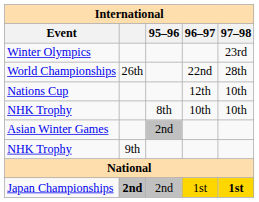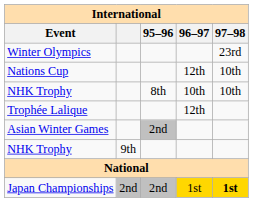- row: (62, 71)
+ row: (47, 110)
(132, 187) bold -> (128, 187) normal
